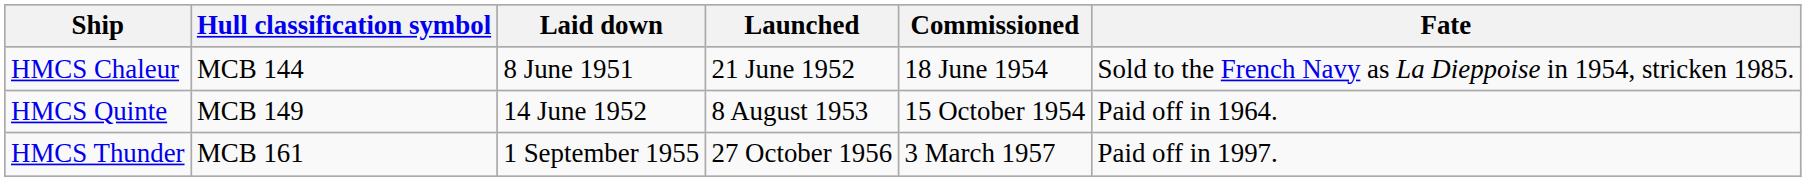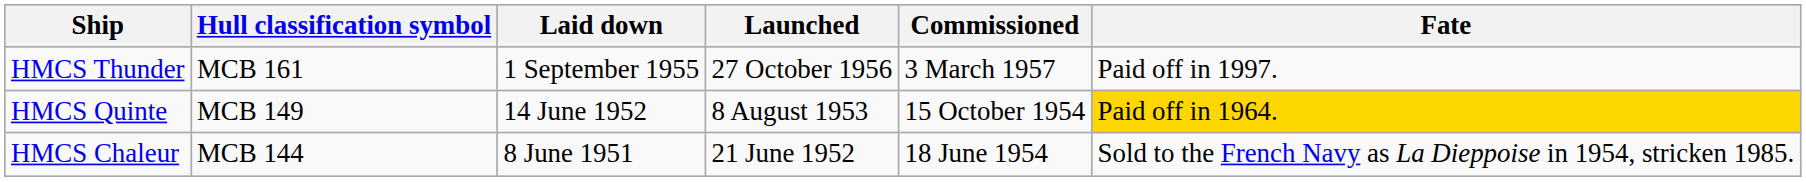rows swapped: (95, 68) <-> (98, 153)
(1188, 111) no background -> (1188, 111) gold background
